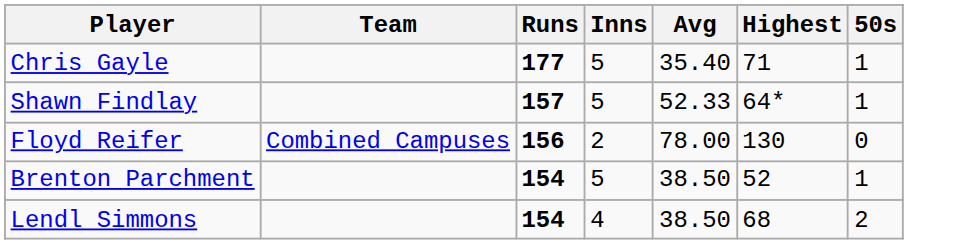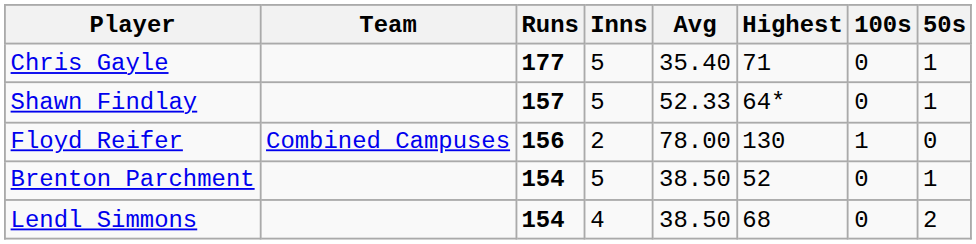+ column: (883, 24)
